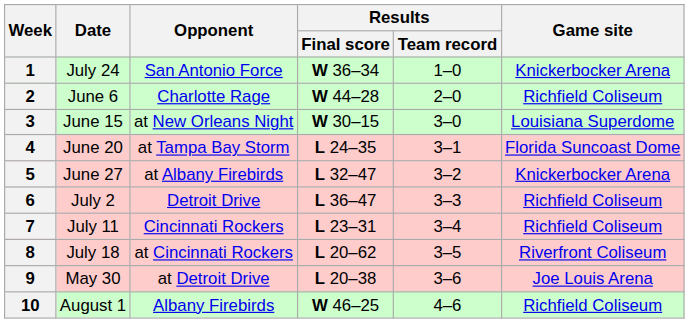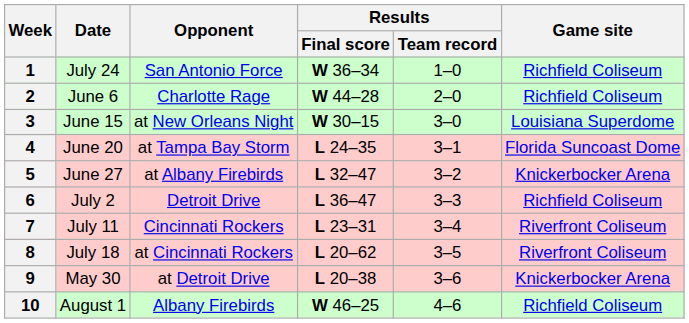(593, 69) Knickerbocker Arena -> (593, 69) Richfield Coliseum
(593, 226) Richfield Coliseum -> (593, 226) Riverfront Coliseum
(593, 278) Joe Louis Arena -> (593, 278) Knickerbocker Arena
